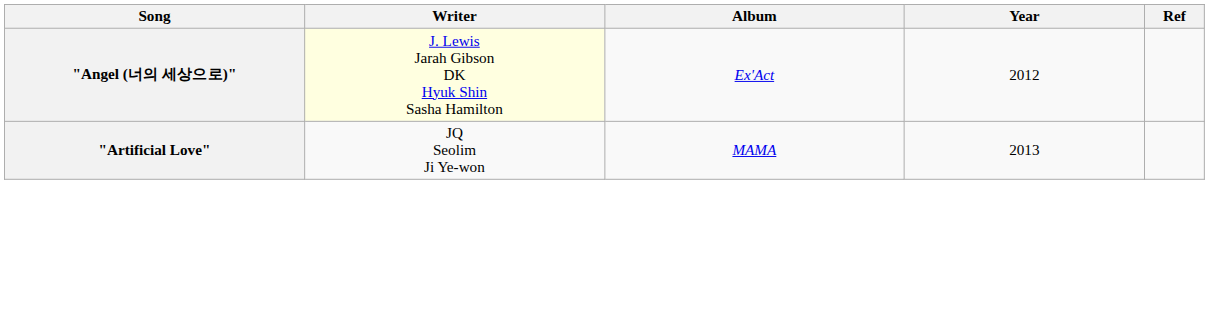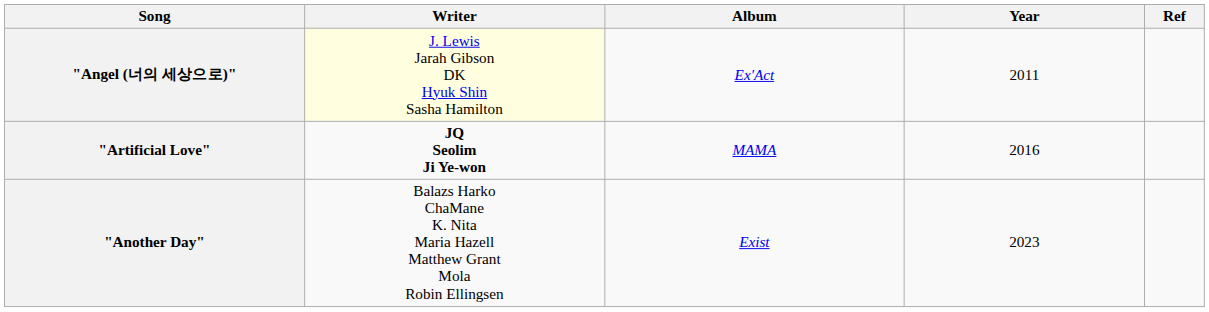(1024, 74) 2012 -> (1024, 74) 2011
(454, 150) normal -> (454, 150) bold
(1024, 150) 2013 -> (1024, 150) 2016
+ row: (154, 242)
